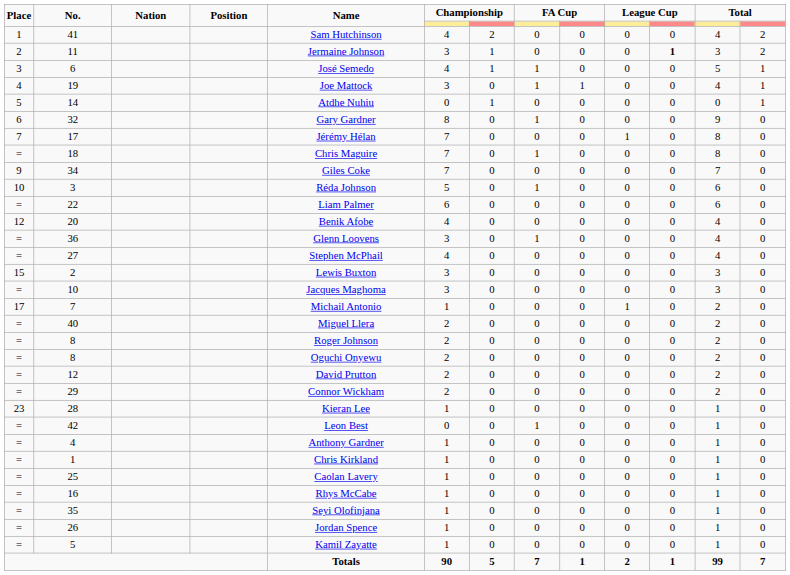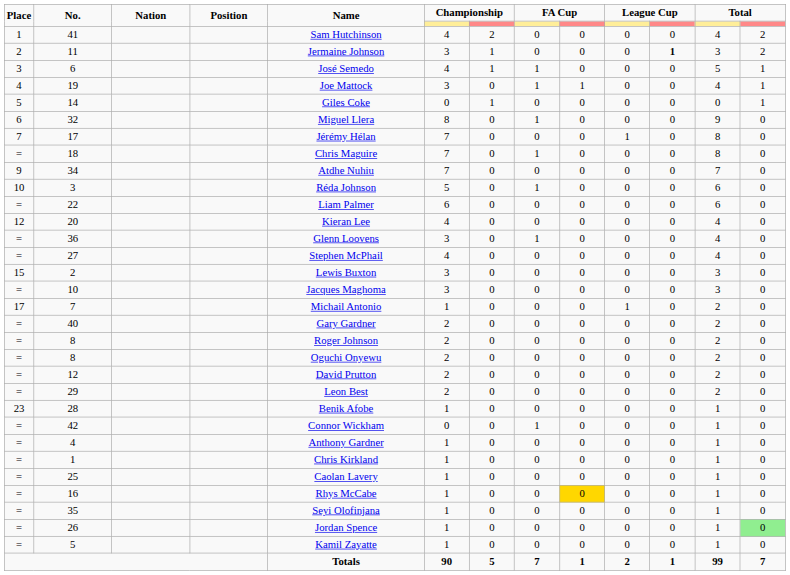(346, 102) Atdhe Nuhiu -> (346, 102) Giles Coke
(346, 119) Gary Gardner -> (346, 119) Miguel Llera
(346, 170) Giles Coke -> (346, 170) Atdhe Nuhiu
(346, 221) Benik Afobe -> (346, 221) Kieran Lee
(346, 323) Miguel Llera -> (346, 323) Gary Gardner
(346, 391) Connor Wickham -> (346, 391) Leon Best
(346, 408) Kieran Lee -> (346, 408) Benik Afobe
(346, 425) Leon Best -> (346, 425) Connor Wickham
(582, 493) no background -> (582, 493) gold background
(763, 527) no background -> (763, 527) lightgreen background
